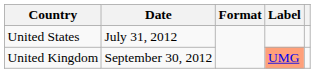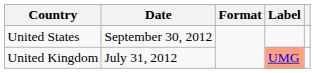(141, 36) July 31, 2012 -> (158, 36) September 30, 2012
(158, 57) September 30, 2012 -> (141, 57) July 31, 2012
